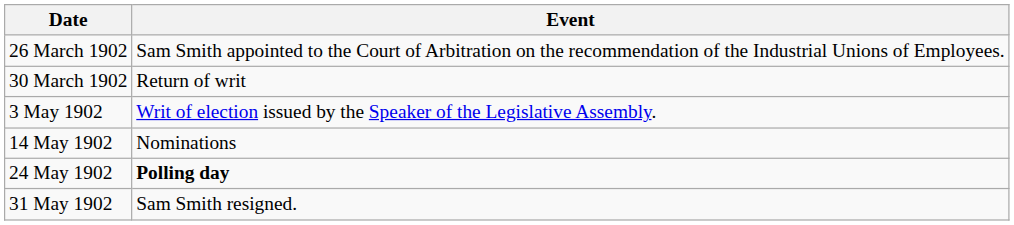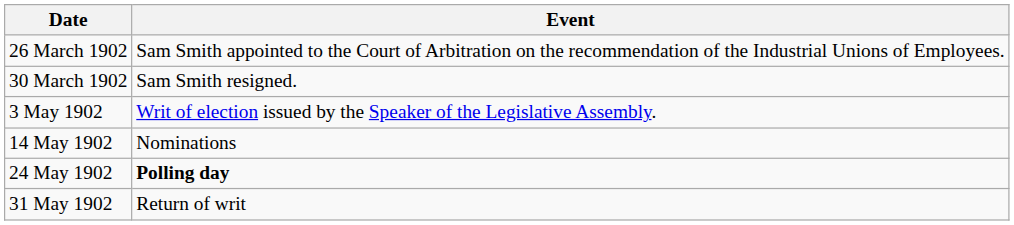(191, 81) Return of writ -> (217, 81) Sam Smith resigned.
(217, 204) Sam Smith resigned. -> (191, 204) Return of writ
